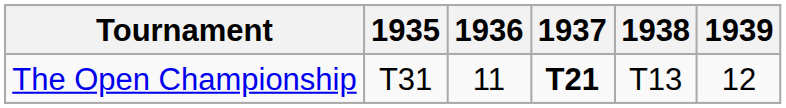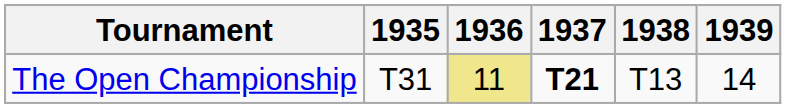(489, 79) no background -> (489, 79) khaki background
(739, 79) 12 -> (739, 79) 14
